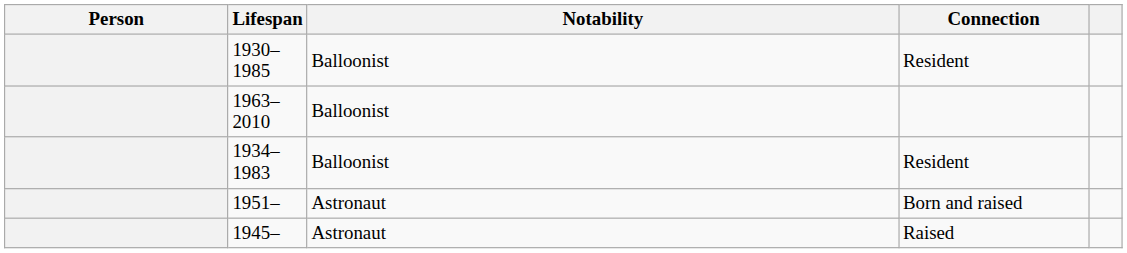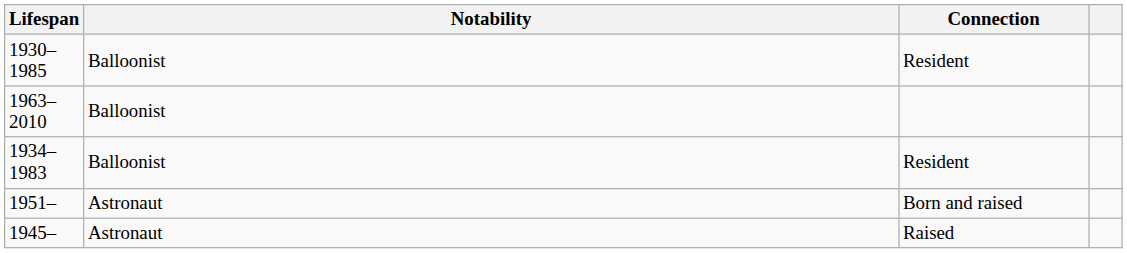- column: (116, 19)
